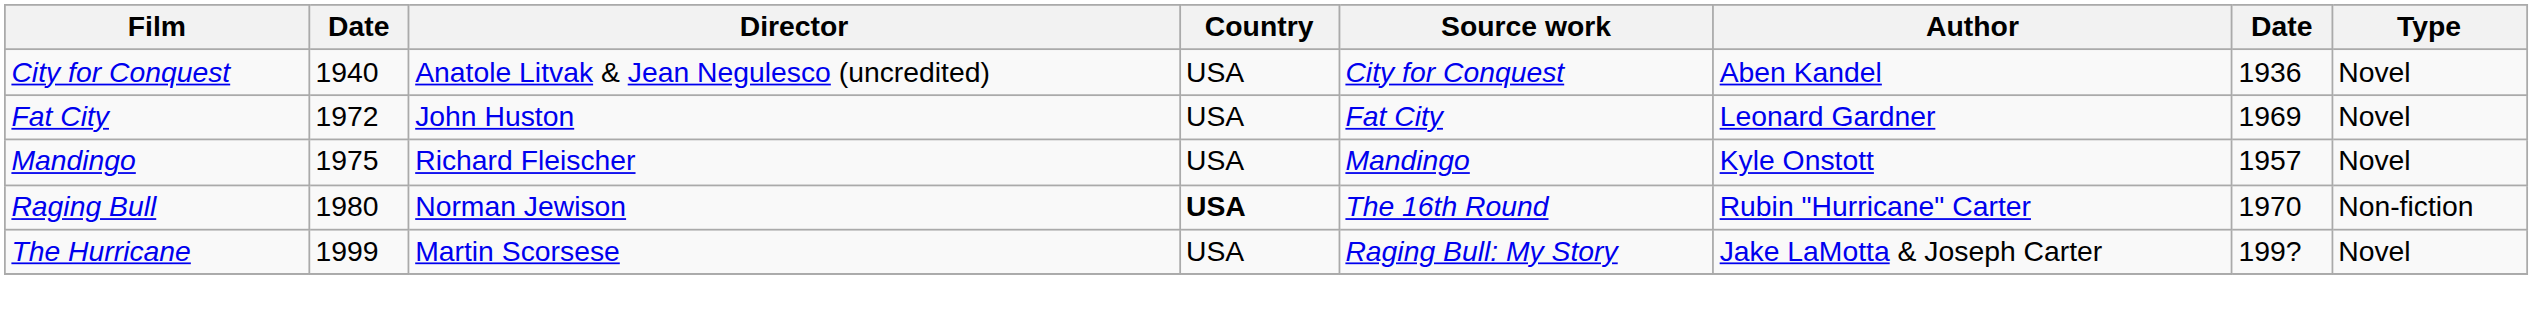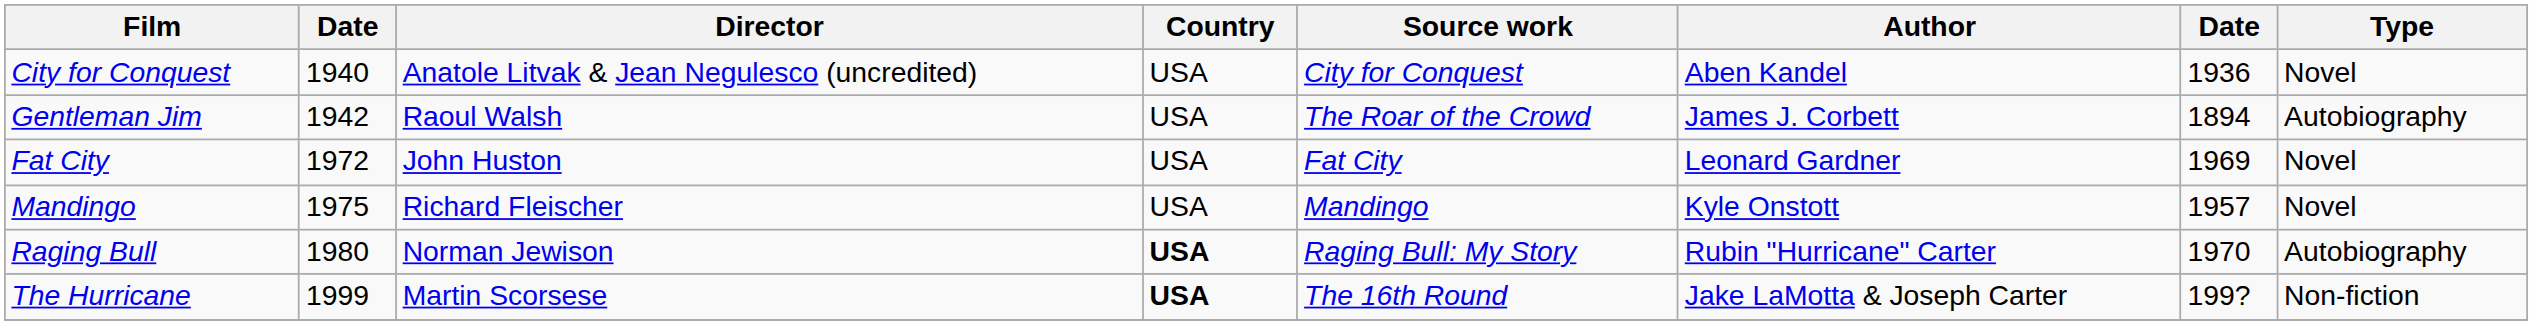+ row: (107, 116)
(1447, 206) The 16th Round -> (1440, 251) Raging Bull: My Story
(2406, 206) Non-fiction -> (2375, 251) Autobiography
(1215, 251) normal -> (1179, 296) bold
(1482, 251) Raging Bull: My Story -> (1406, 296) The 16th Round
(2374, 251) Novel -> (2352, 296) Non-fiction
